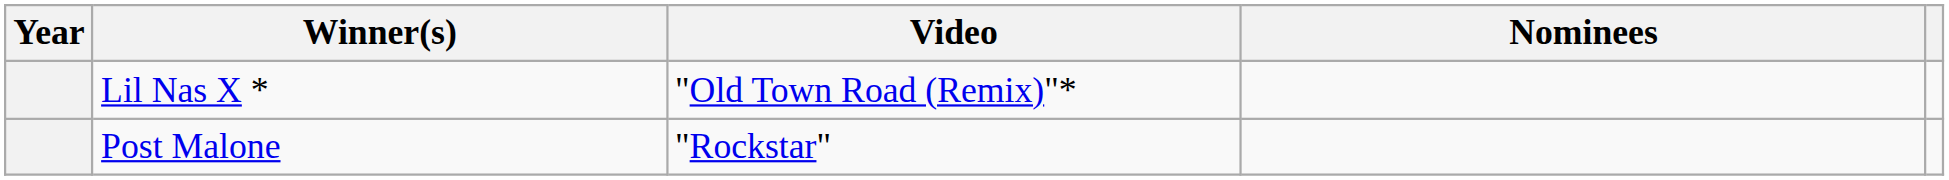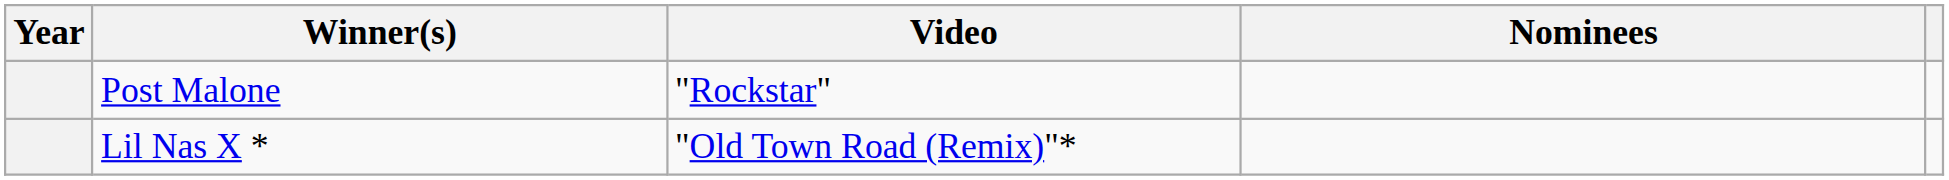rows swapped: (191, 145) <-> (185, 89)
